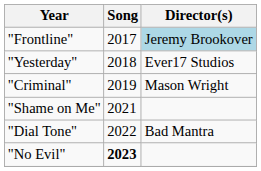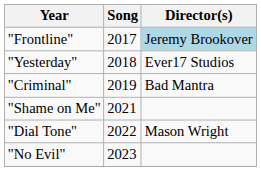(187, 85) Mason Wright -> (179, 85) Bad Mantra
(179, 131) Bad Mantra -> (187, 131) Mason Wright
(122, 154) bold -> (122, 154) normal
